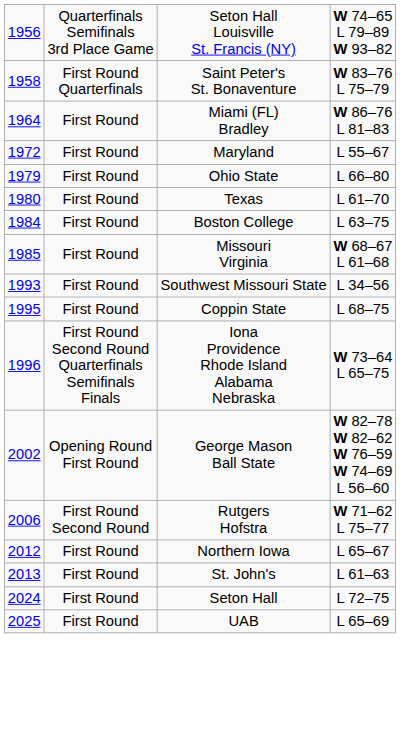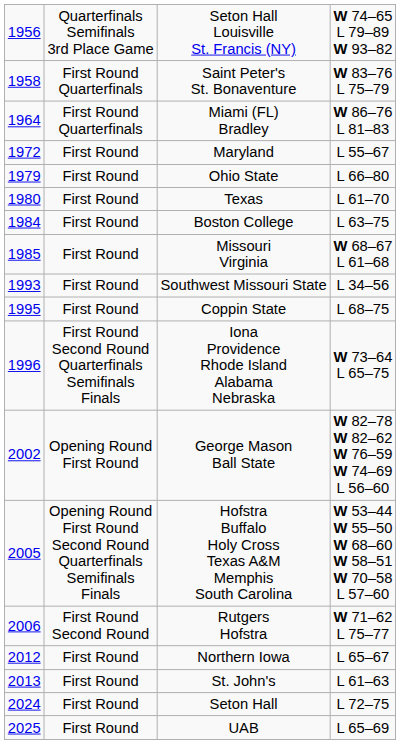(101, 120) First Round -> (101, 120) First Round Quarterfinals
+ row: (244, 552)
